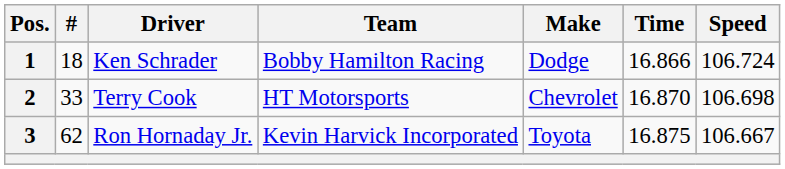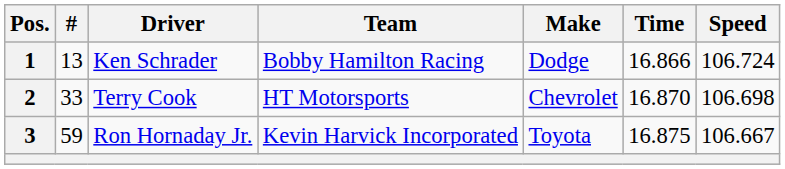(71, 60) 18 -> (71, 60) 13
(71, 135) 62 -> (71, 135) 59
